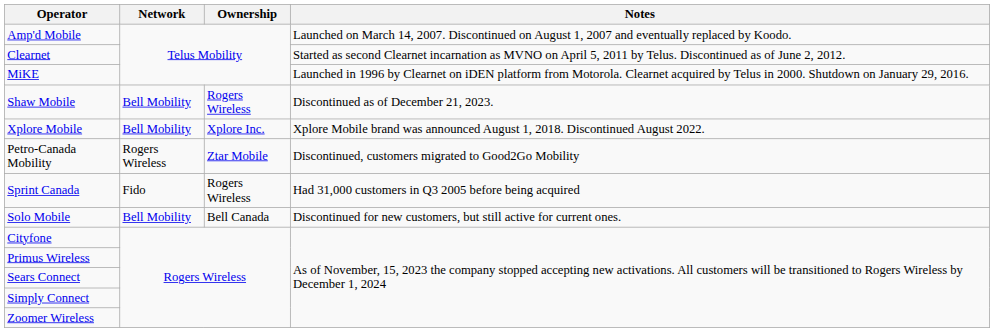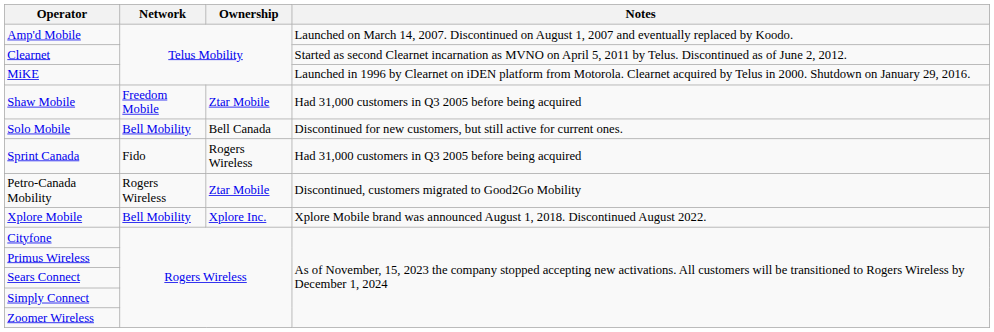(157, 101) Bell Mobility -> (145, 101) Freedom Mobile
(229, 101) Rogers Wireless -> (239, 101) Ztar Mobile
(393, 101) Discontinued as of December 21, 2023. -> (438, 101) Had 31,000 customers in Q3 2005 before being acquired
rows swapped: (39, 217) <-> (45, 128)
rows swapped: (43, 190) <-> (42, 156)
